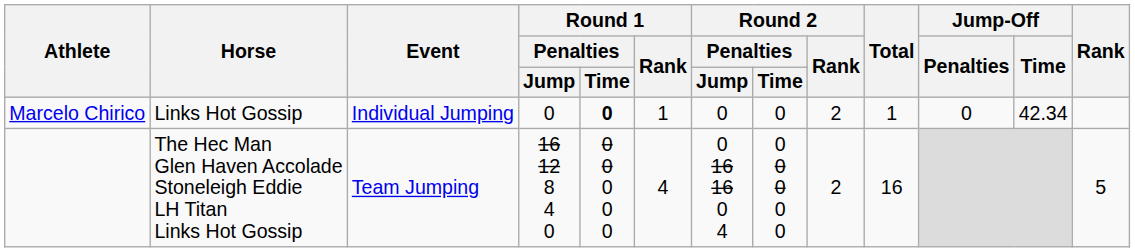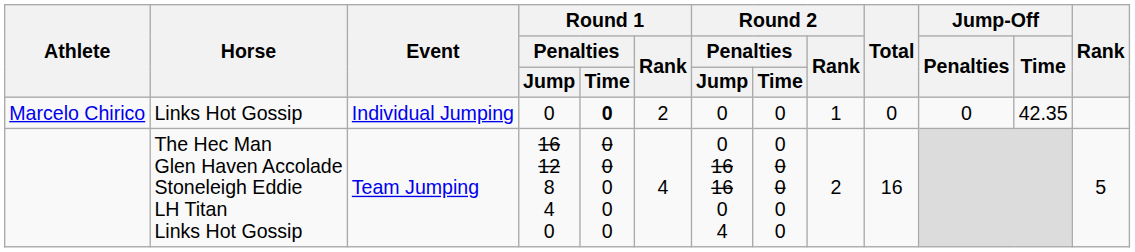(663, 113) 1 -> (663, 113) 2
(836, 113) 2 -> (836, 113) 1
(892, 113) 1 -> (892, 113) 0
(1043, 113) 42.34 -> (1043, 113) 42.35
